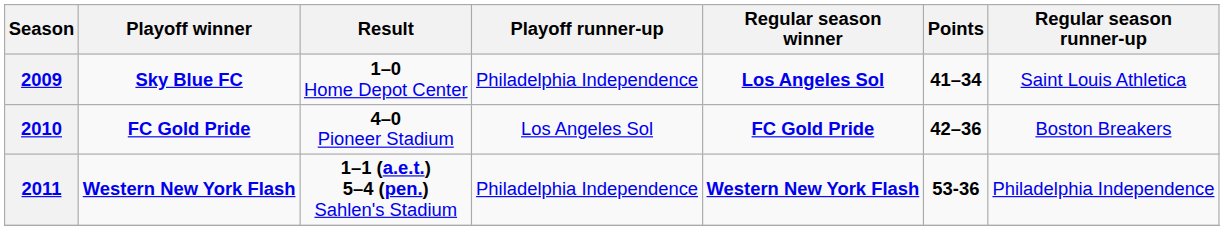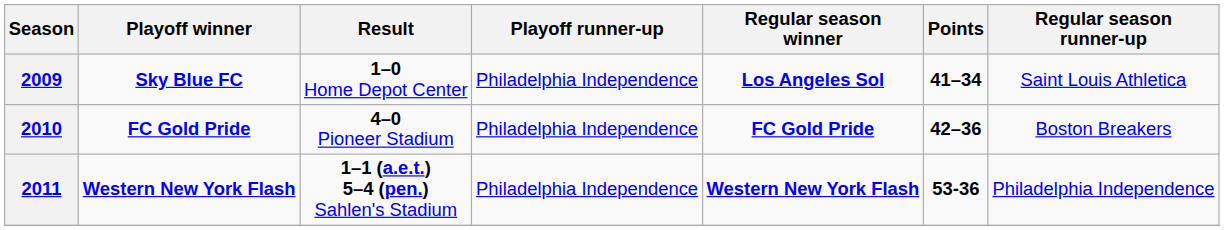(587, 129) Los Angeles Sol -> (587, 129) Philadelphia Independence
